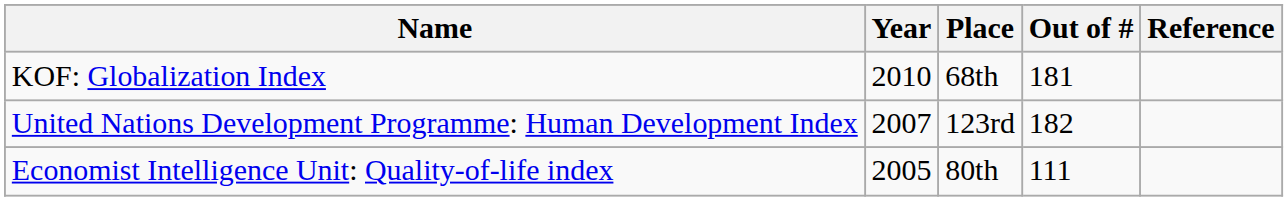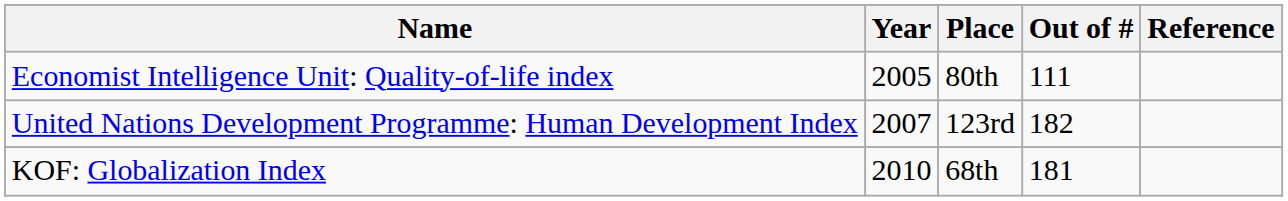rows swapped: (313, 170) <-> (169, 75)
